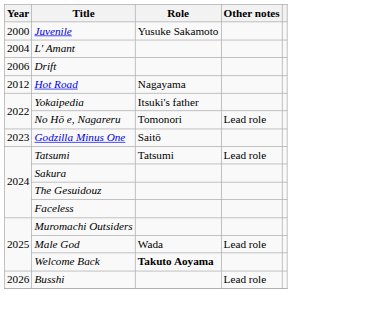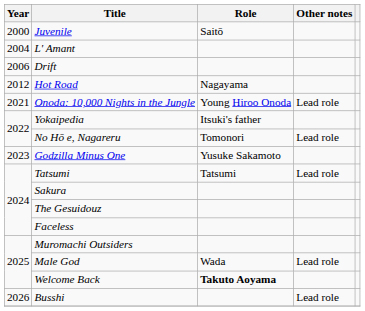(178, 31) Yusuke Sakamoto -> (212, 31) Saitō
+ row: (115, 102)
(149, 137) Saitō -> (240, 155) Yusuke Sakamoto
